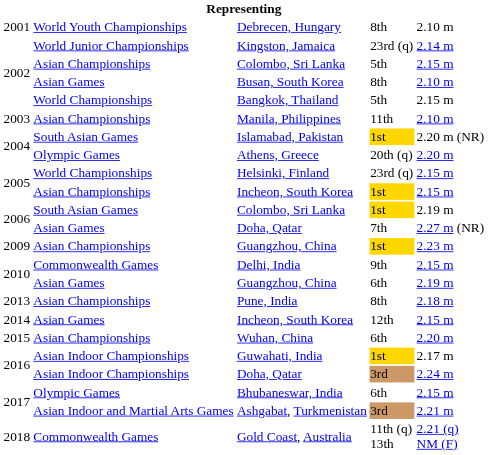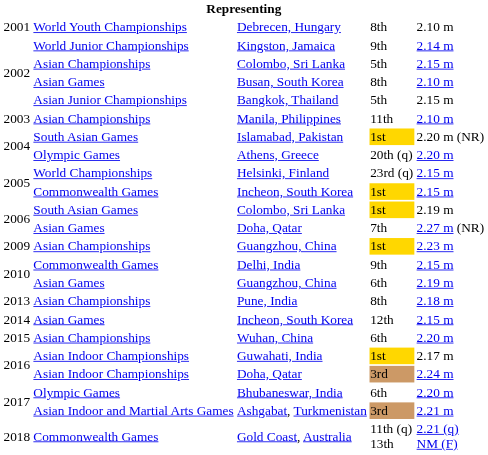(392, 45) 23rd (q) -> (379, 45) 9th
(93, 100) World Championships -> (110, 100) Asian Junior Championships
(92, 191) Asian Championships -> (96, 191) Commonwealth Games
(435, 392) 2.15 m -> (435, 392) 2.20 m
